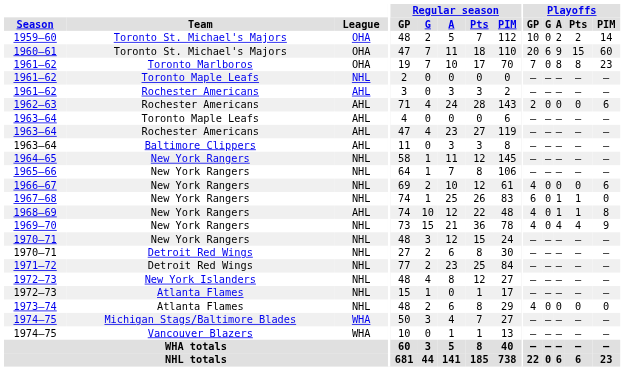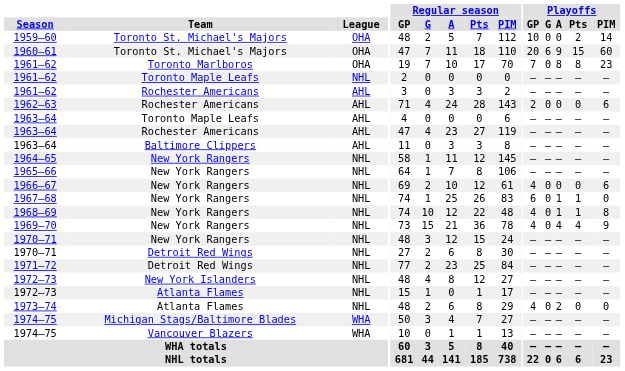(559, 38) 2 -> (559, 38) 0
(361, 212) AHL -> (361, 212) NHL
(559, 306) 0 -> (559, 306) 2
